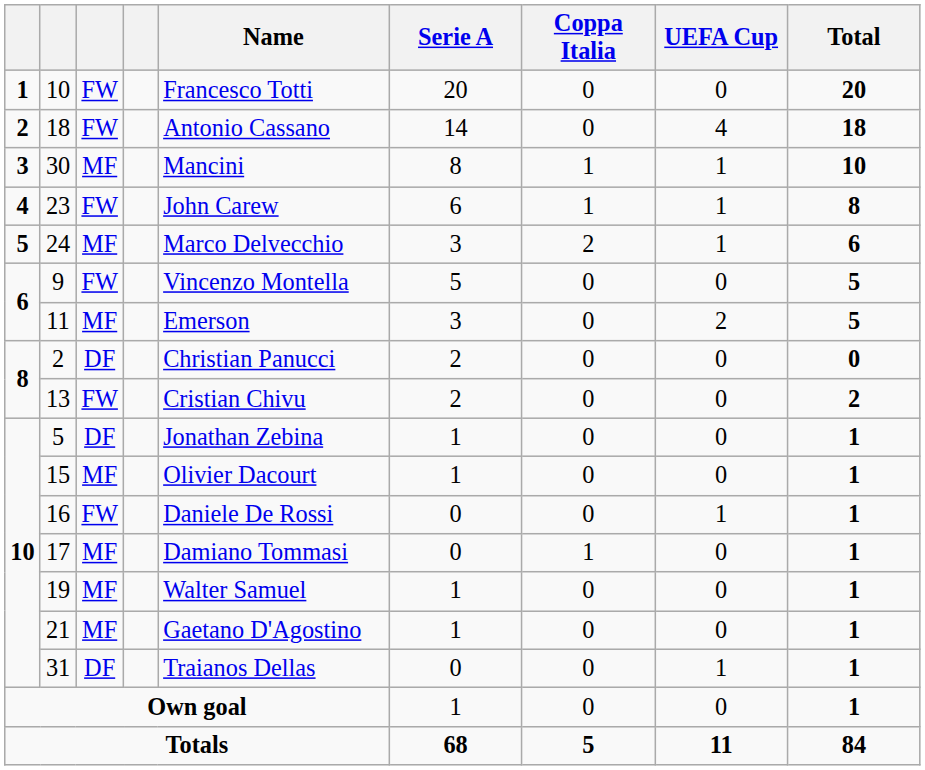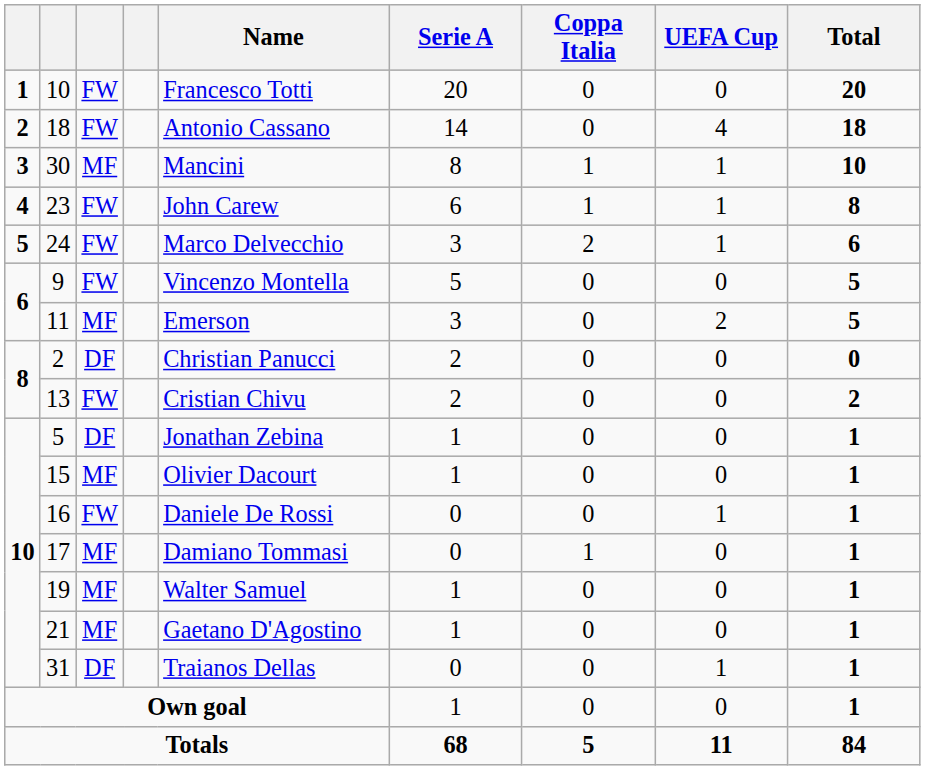(100, 243) MF -> (100, 243) FW
